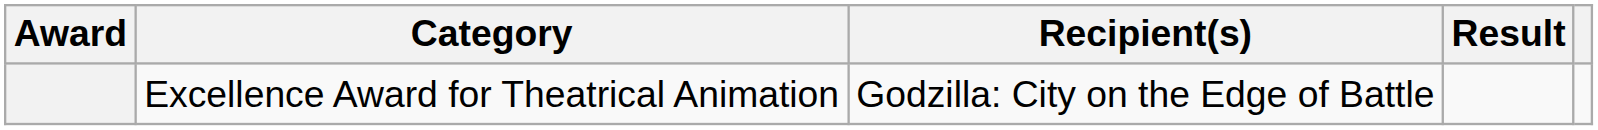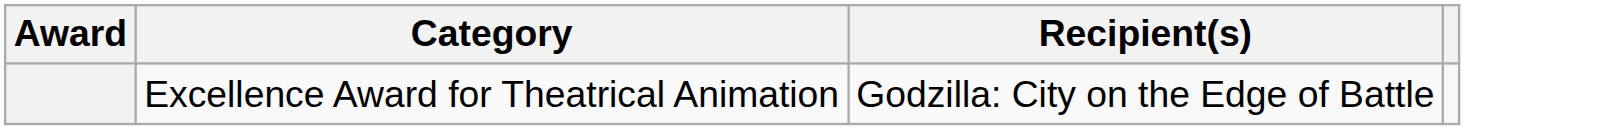- column: (1509, 34)
